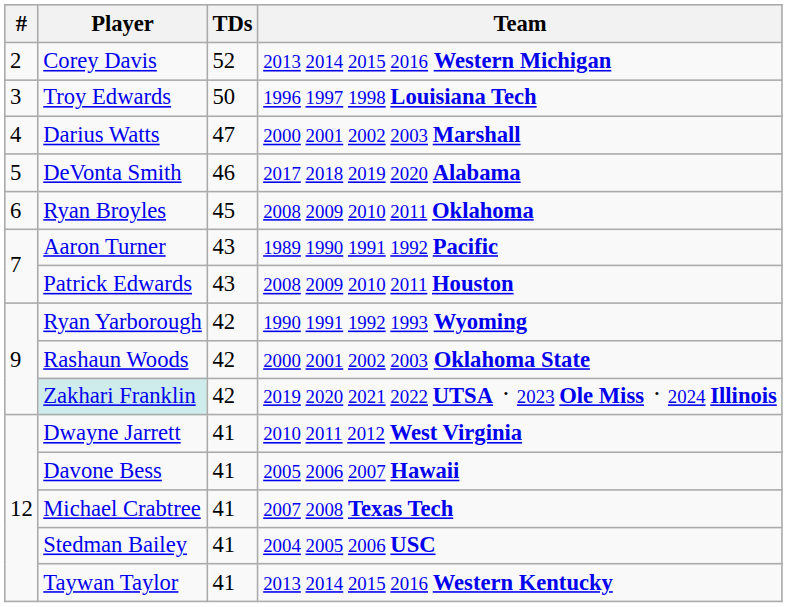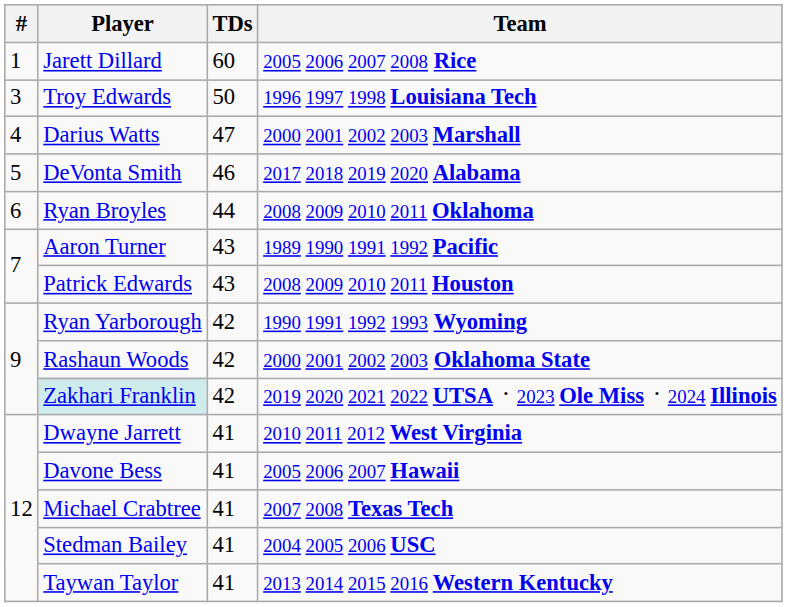+ row: (103, 60)
- row: (100, 60)
(224, 209) 45 -> (224, 209) 44
